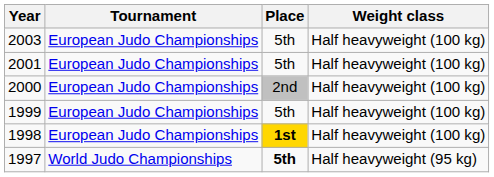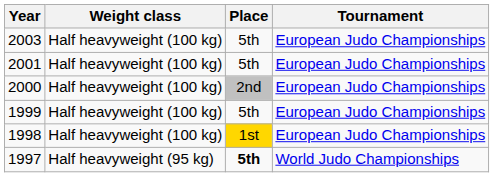columns swapped: (153, 16) <-> (398, 16)
(285, 135) bold -> (249, 135) normal
